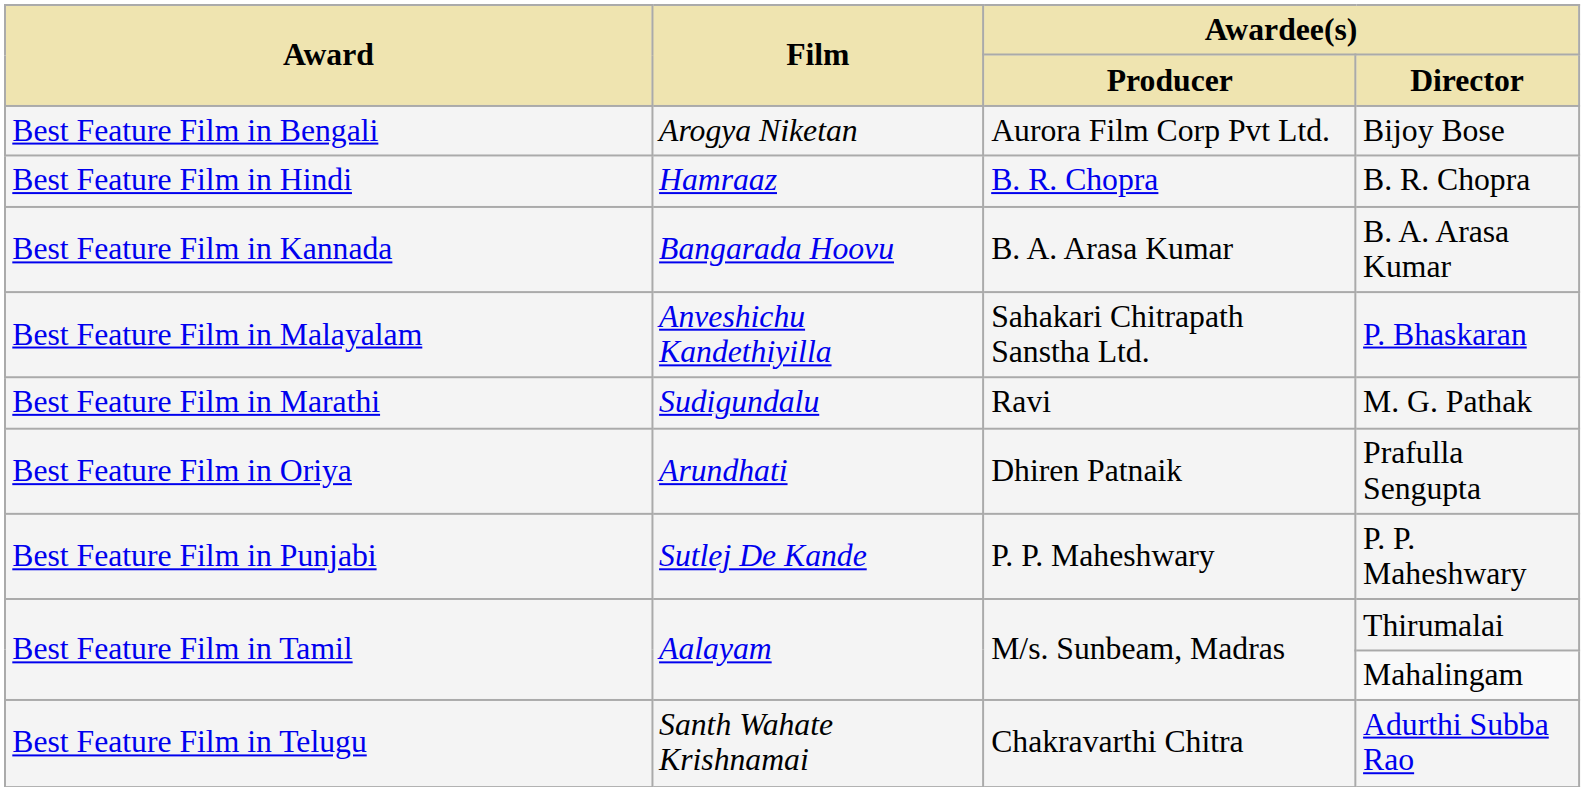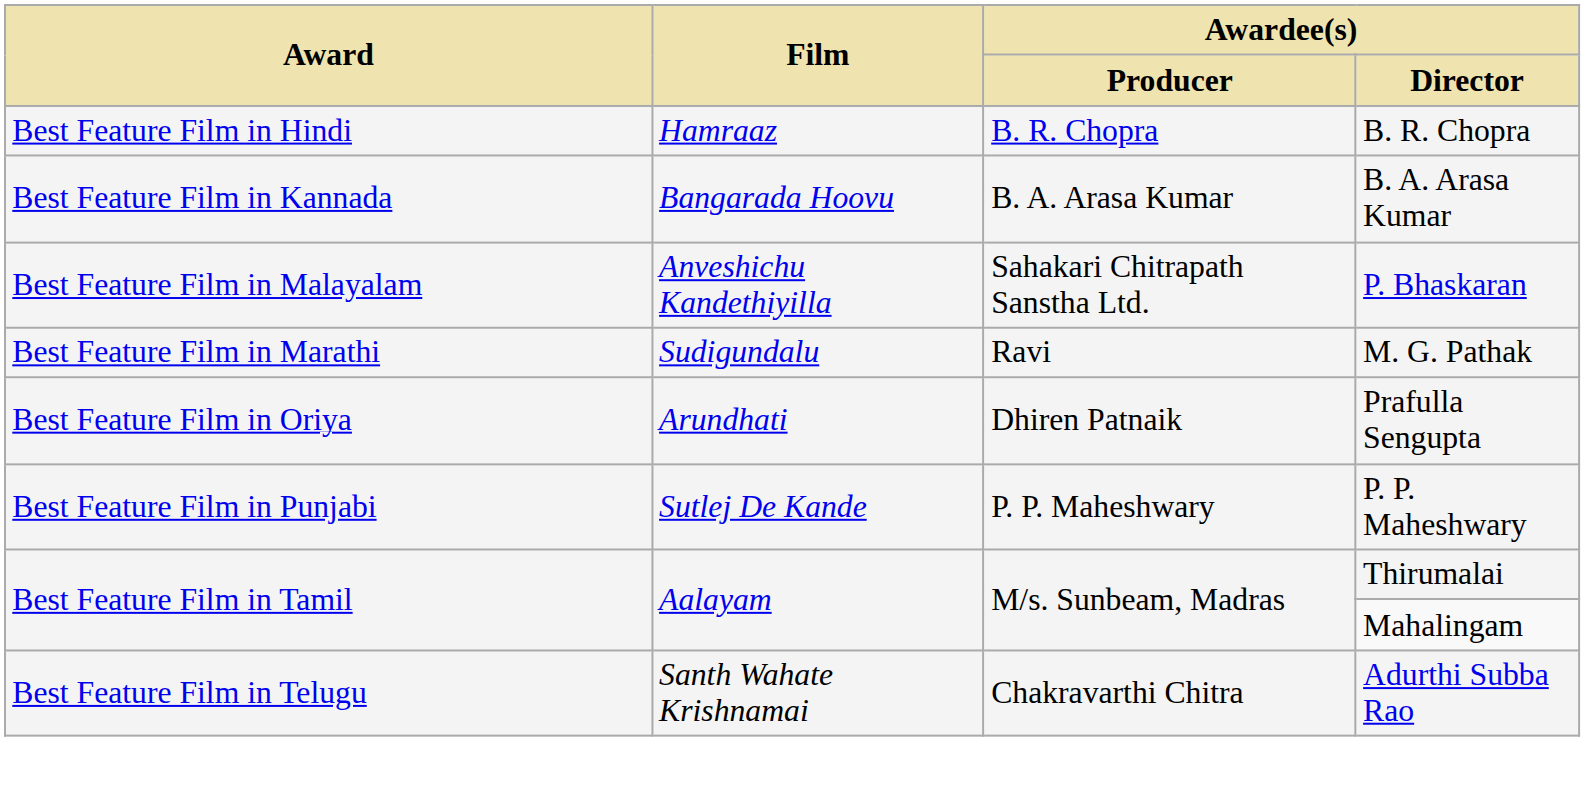- row: (1434, 130)
